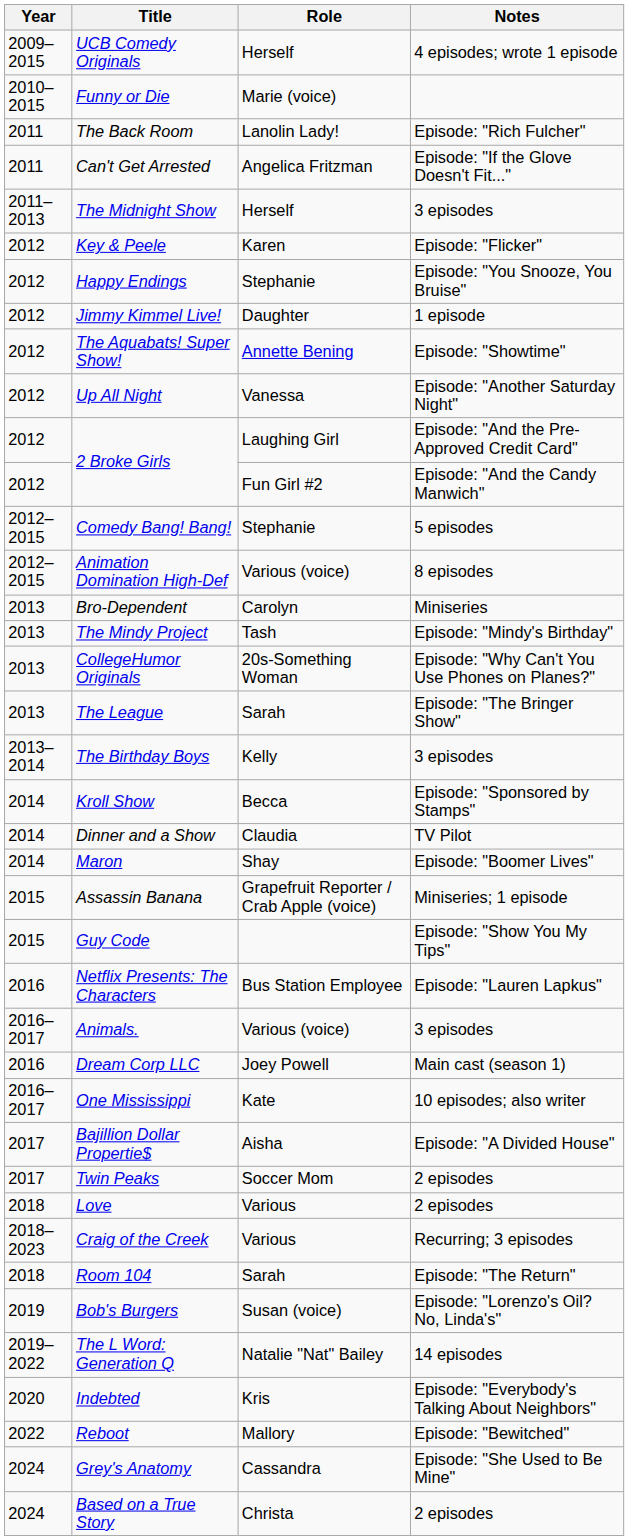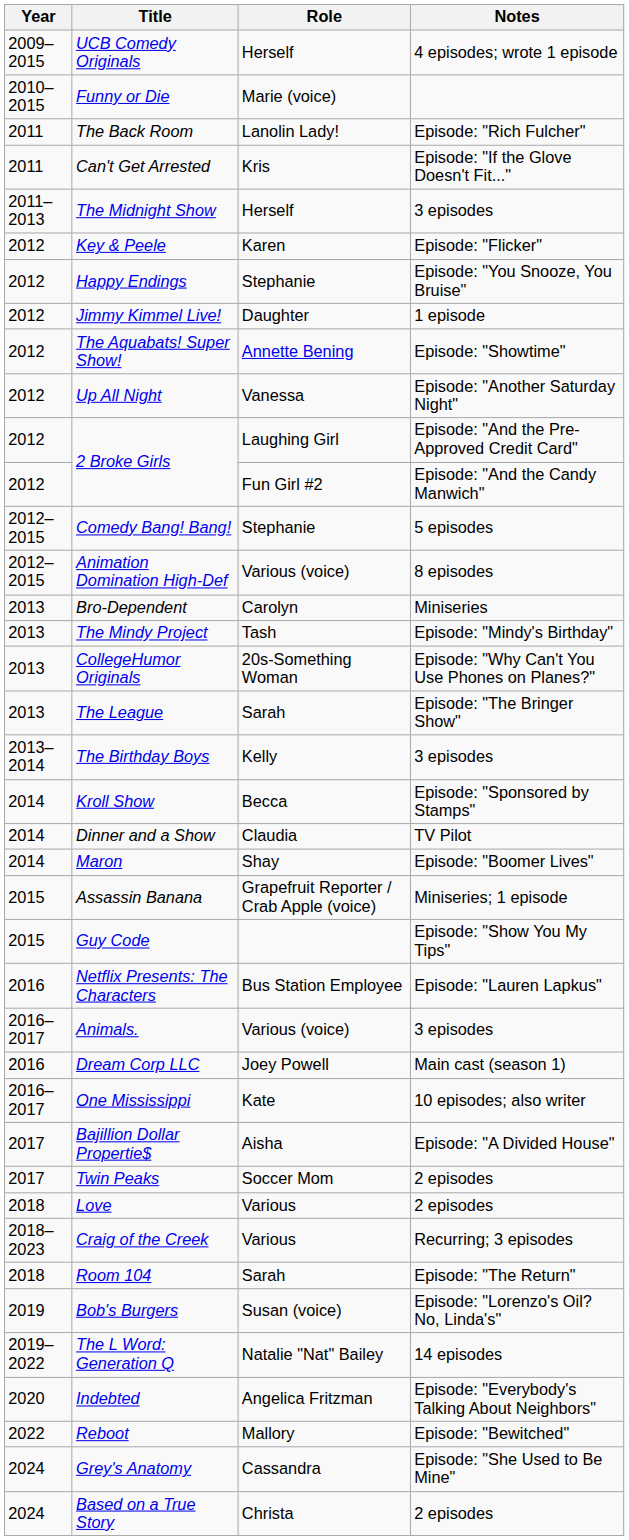(307, 166) Angelica Fritzman -> (256, 166) Kris
(256, 1399) Kris -> (307, 1399) Angelica Fritzman
